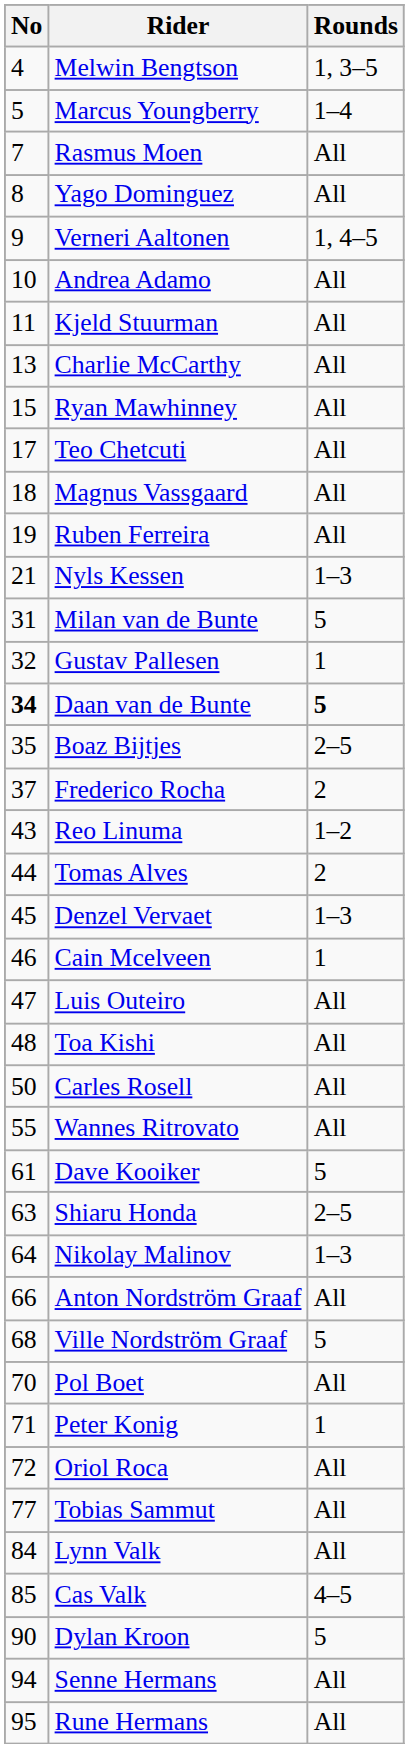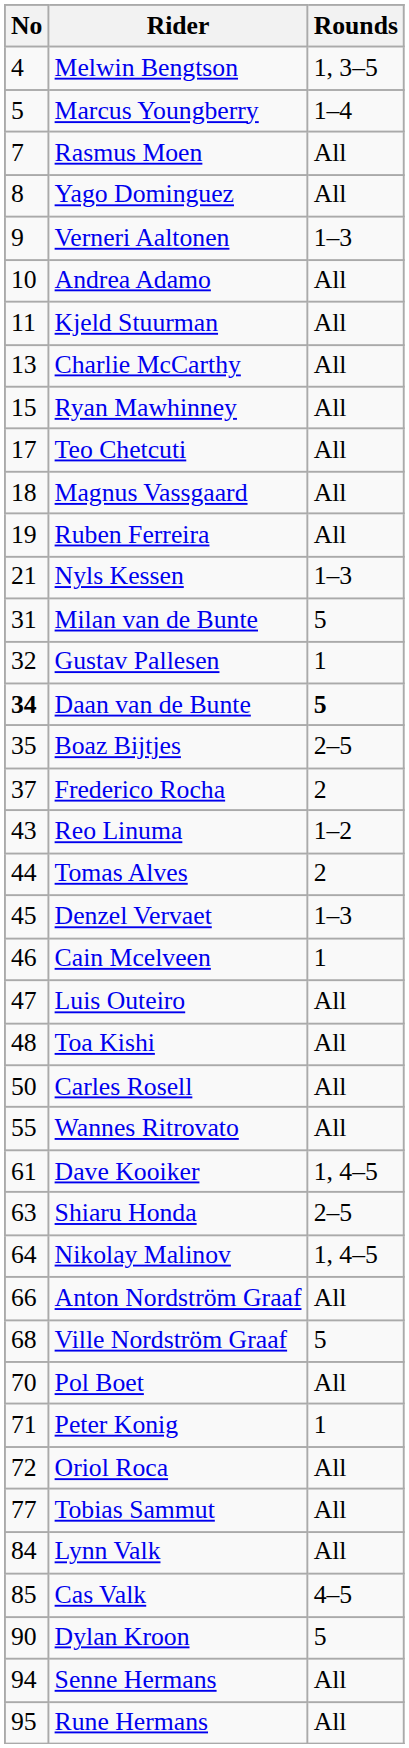(346, 237) 1, 4–5 -> (333, 237) 1–3
(320, 1170) 5 -> (346, 1170) 1, 4–5
(333, 1255) 1–3 -> (346, 1255) 1, 4–5
